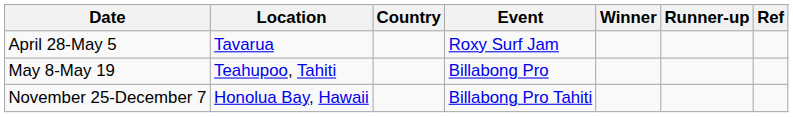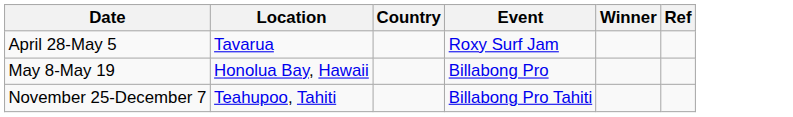- column: (707, 17)
(275, 71) Teahupoo, Tahiti -> (291, 71) Honolua Bay, Hawaii
(291, 97) Honolua Bay, Hawaii -> (275, 97) Teahupoo, Tahiti
